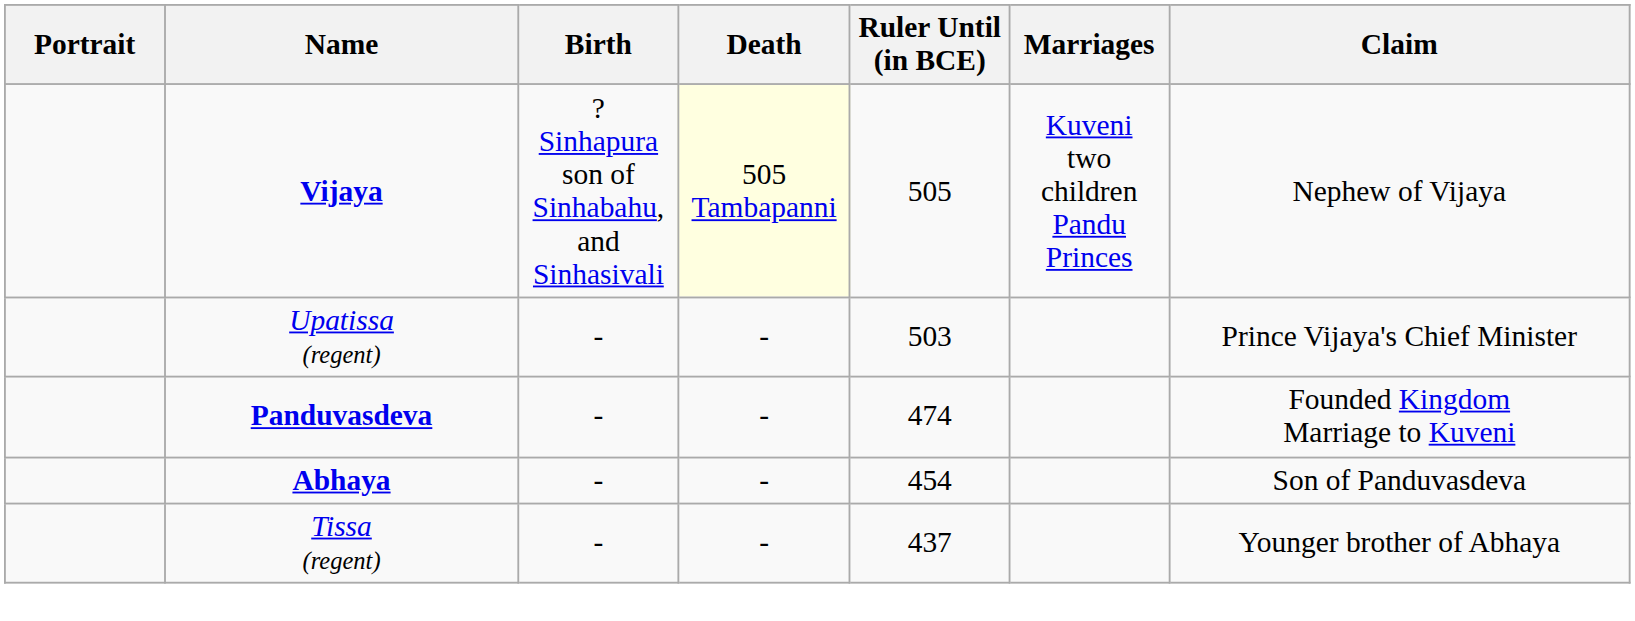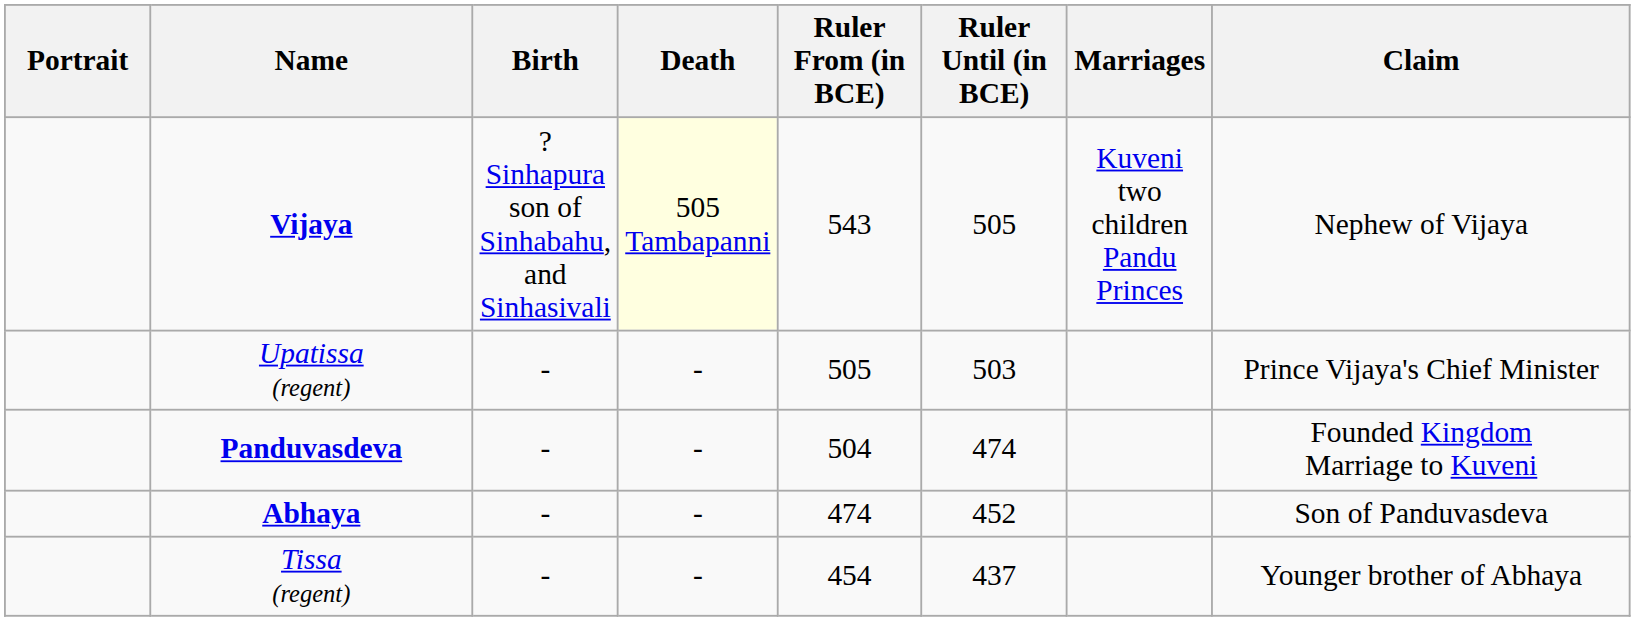+ column: (849, 60)
(930, 479) 454 -> (994, 512) 452
